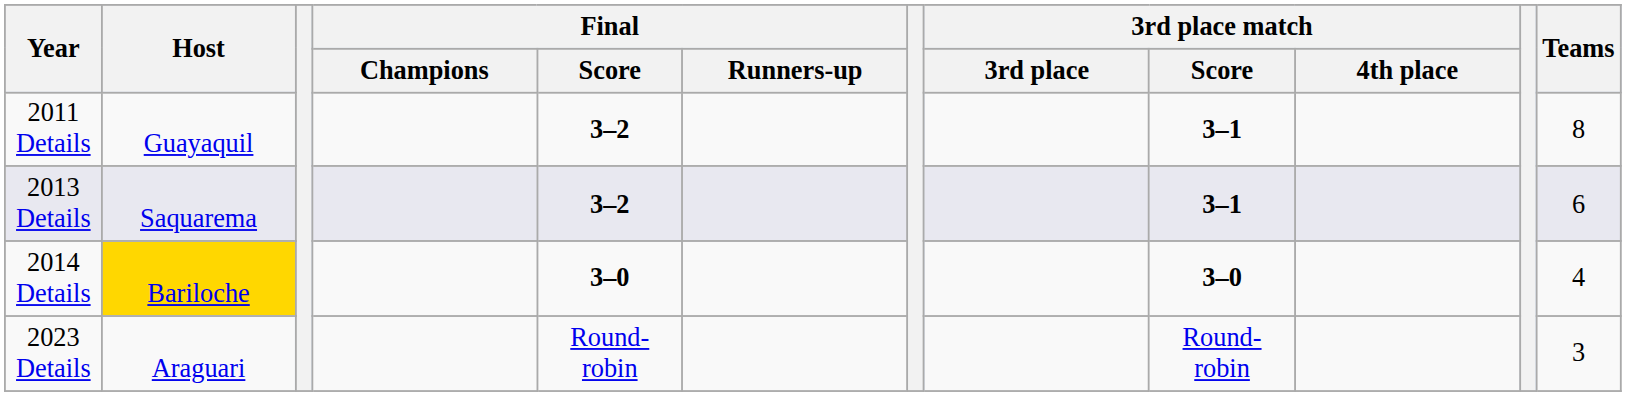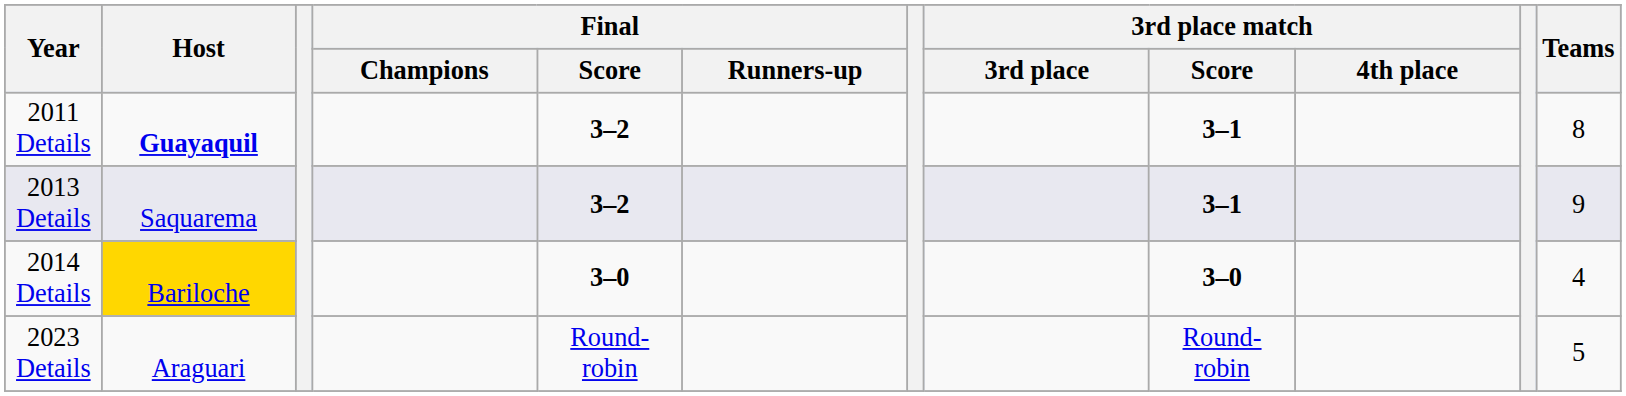(199, 144) normal -> (199, 144) bold
(1578, 203) 6 -> (1578, 203) 9
(1578, 352) 3 -> (1578, 352) 5
